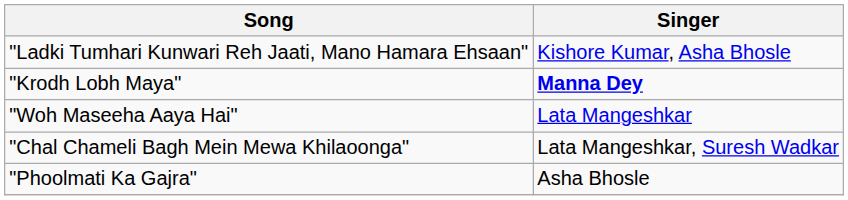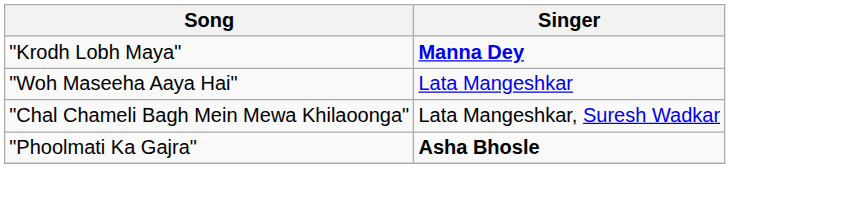- row: (269, 52)
(594, 178) normal -> (479, 147) bold
